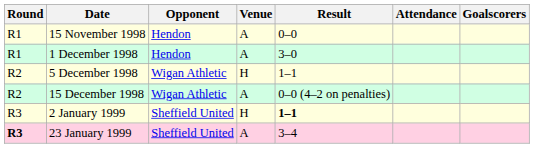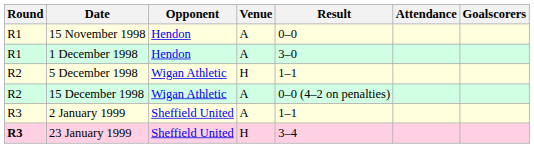(244, 113) H -> (244, 113) A
(288, 113) bold -> (288, 113) normal
(244, 133) A -> (244, 133) H
